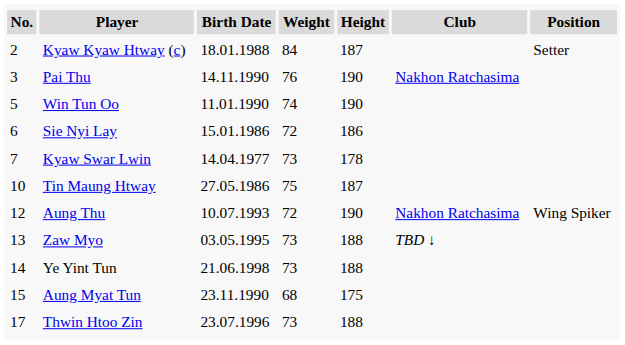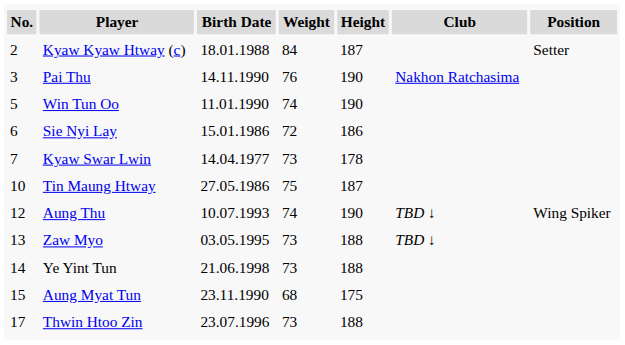(290, 213) 72 -> (290, 213) 74
(457, 213) Nakhon Ratchasima -> (415, 213) TBD ↓
